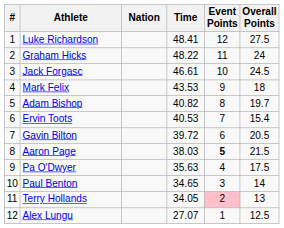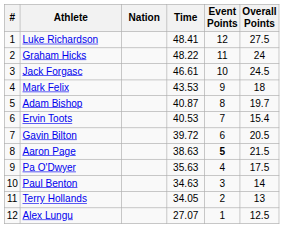(186, 103) 40.82 -> (186, 103) 40.87
(186, 151) 38.03 -> (186, 151) 38.63
(186, 183) 34.65 -> (186, 183) 34.63
(222, 199) pink background -> (222, 199) no background
